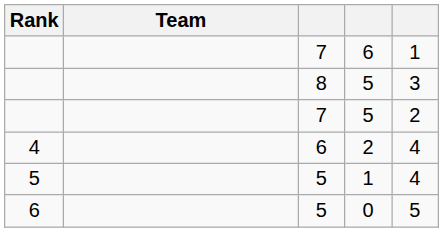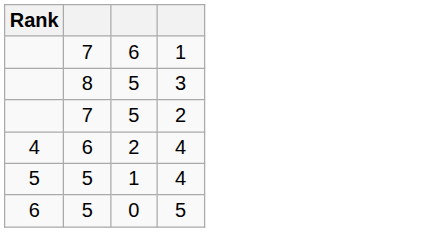- column: (181, 20)
